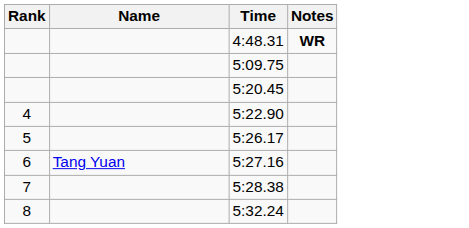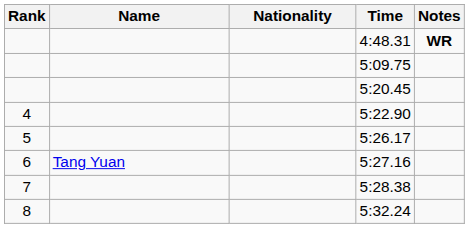+ column: (293, 16)
